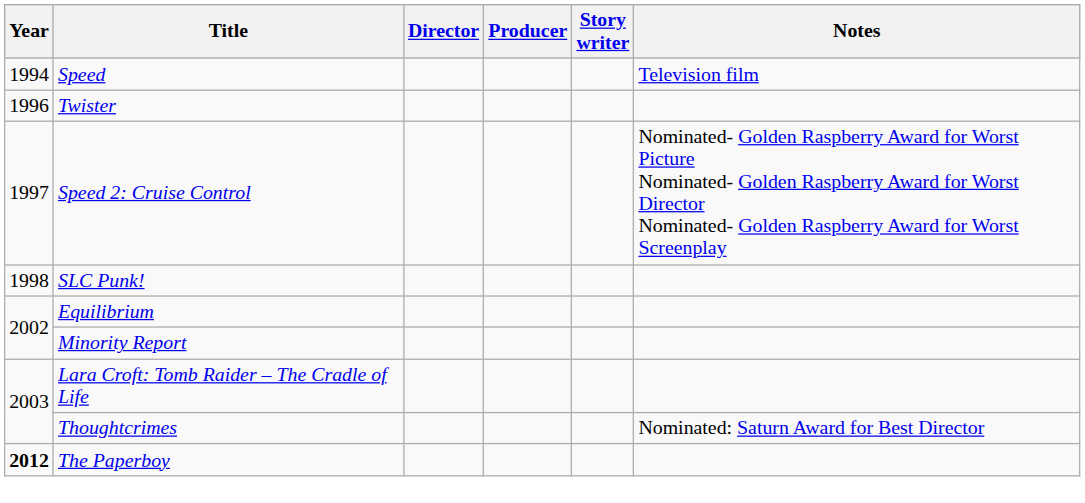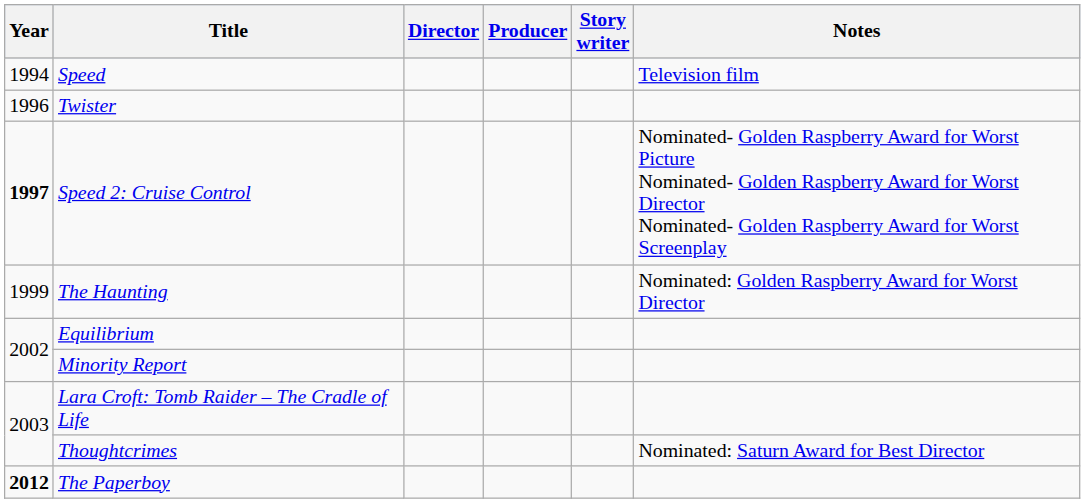(29, 192) normal -> (29, 192) bold
- row: (101, 280)
+ row: (113, 291)
